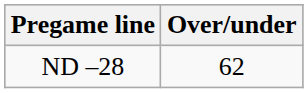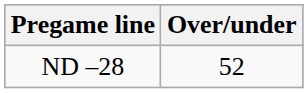(232, 66) 62 -> (232, 66) 52
